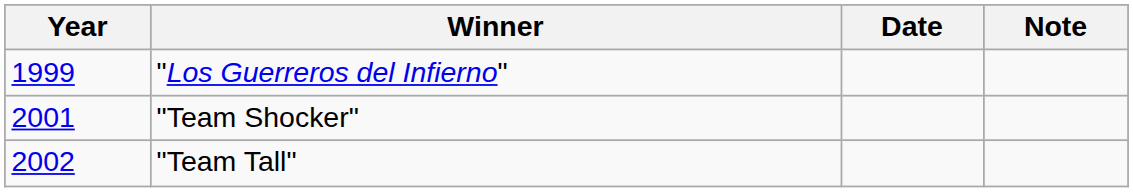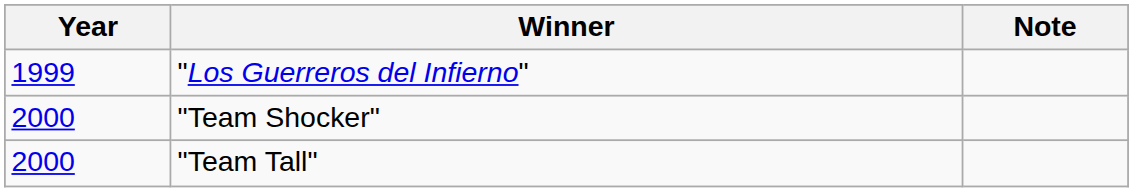- column: (912, 27)
(43, 117) 2001 -> (43, 117) 2000
(43, 162) 2002 -> (43, 162) 2000
